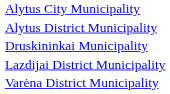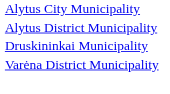- row: (85, 64)
